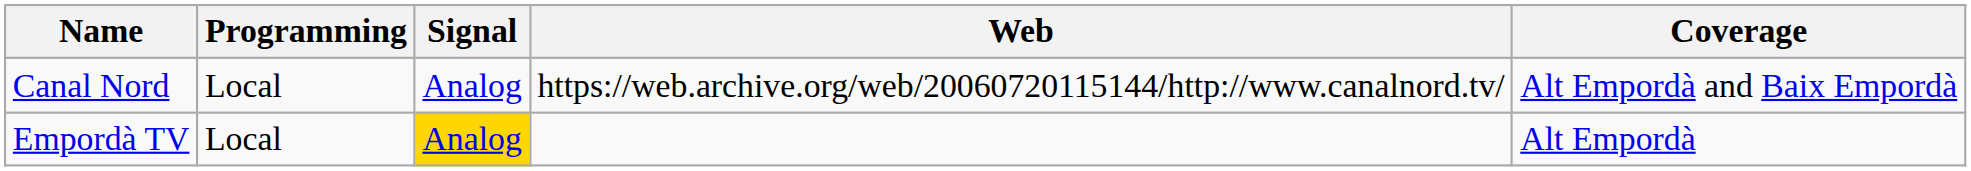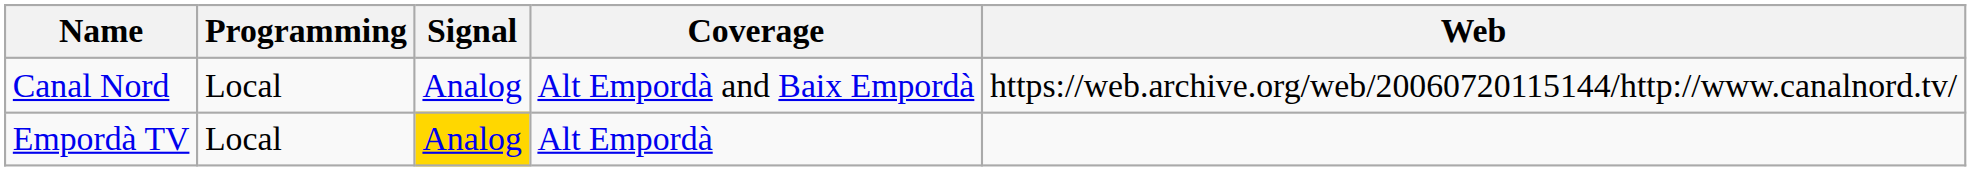columns swapped: (1739, 31) <-> (1021, 31)
